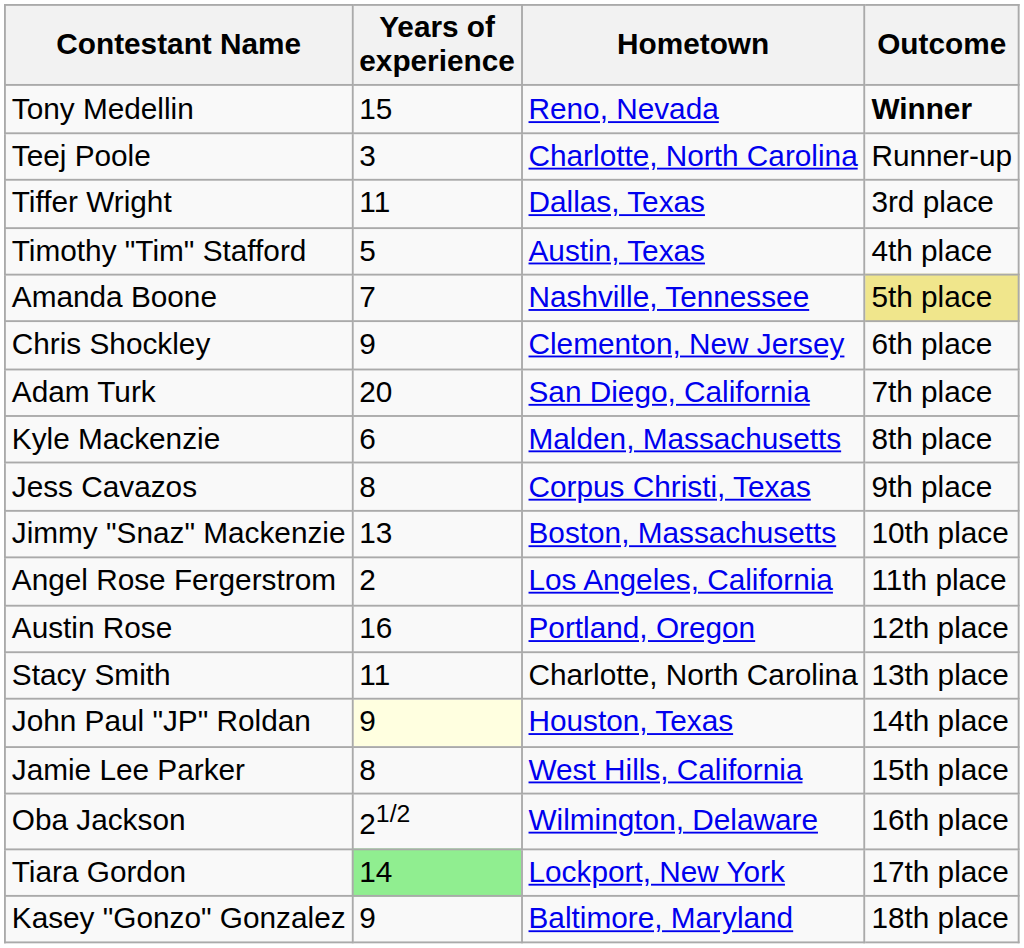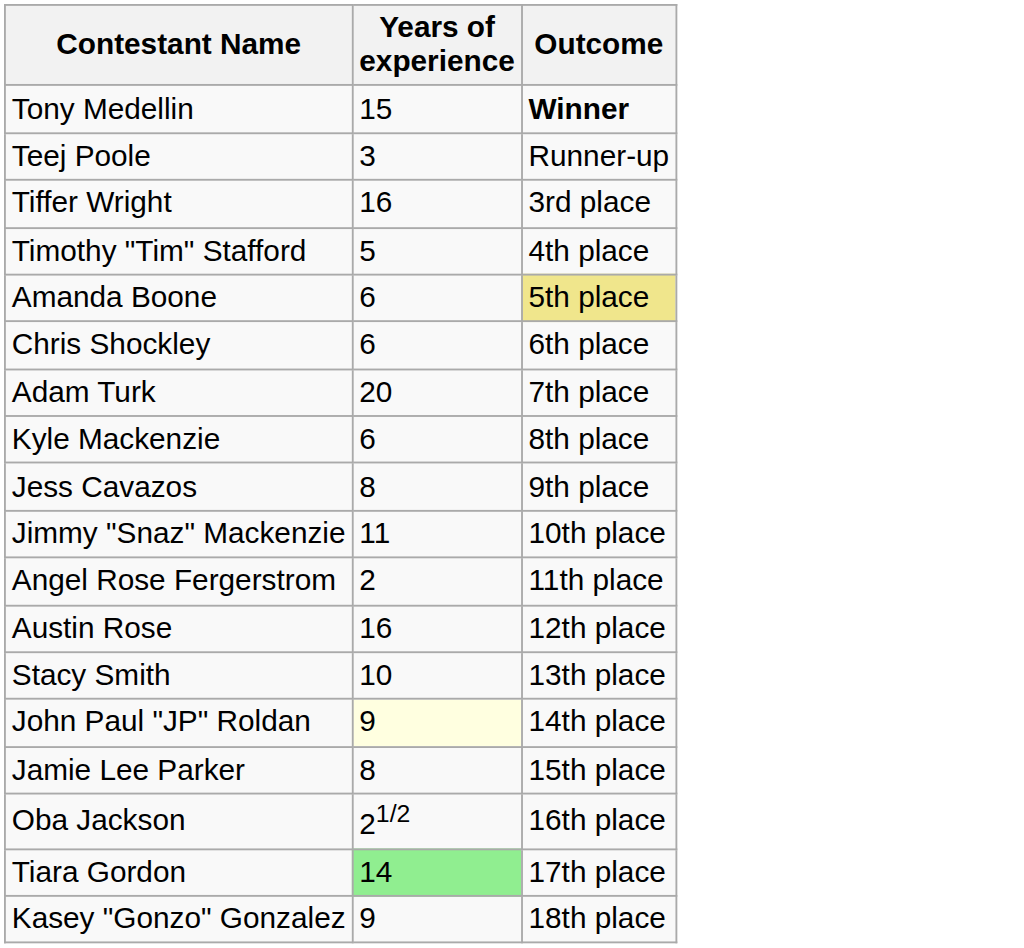- column: (693, 44)
(375, 203) 11 -> (376, 203) 16
(368, 297) 7 -> (368, 297) 6
(368, 344) 9 -> (368, 344) 6
(376, 533) 13 -> (375, 533) 11
(375, 675) 11 -> (376, 675) 10
